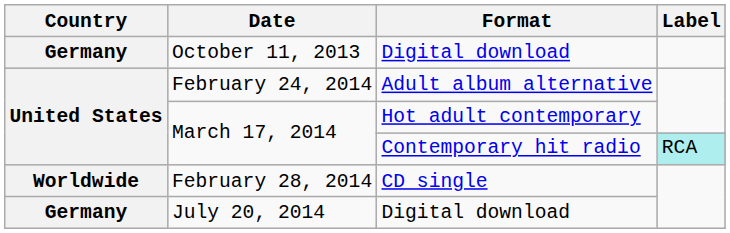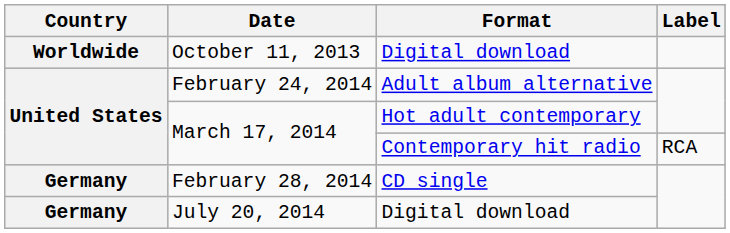(86, 53) Germany -> (86, 53) Worldwide
(679, 149) paleturquoise background -> (679, 149) no background
(86, 181) Worldwide -> (86, 181) Germany
